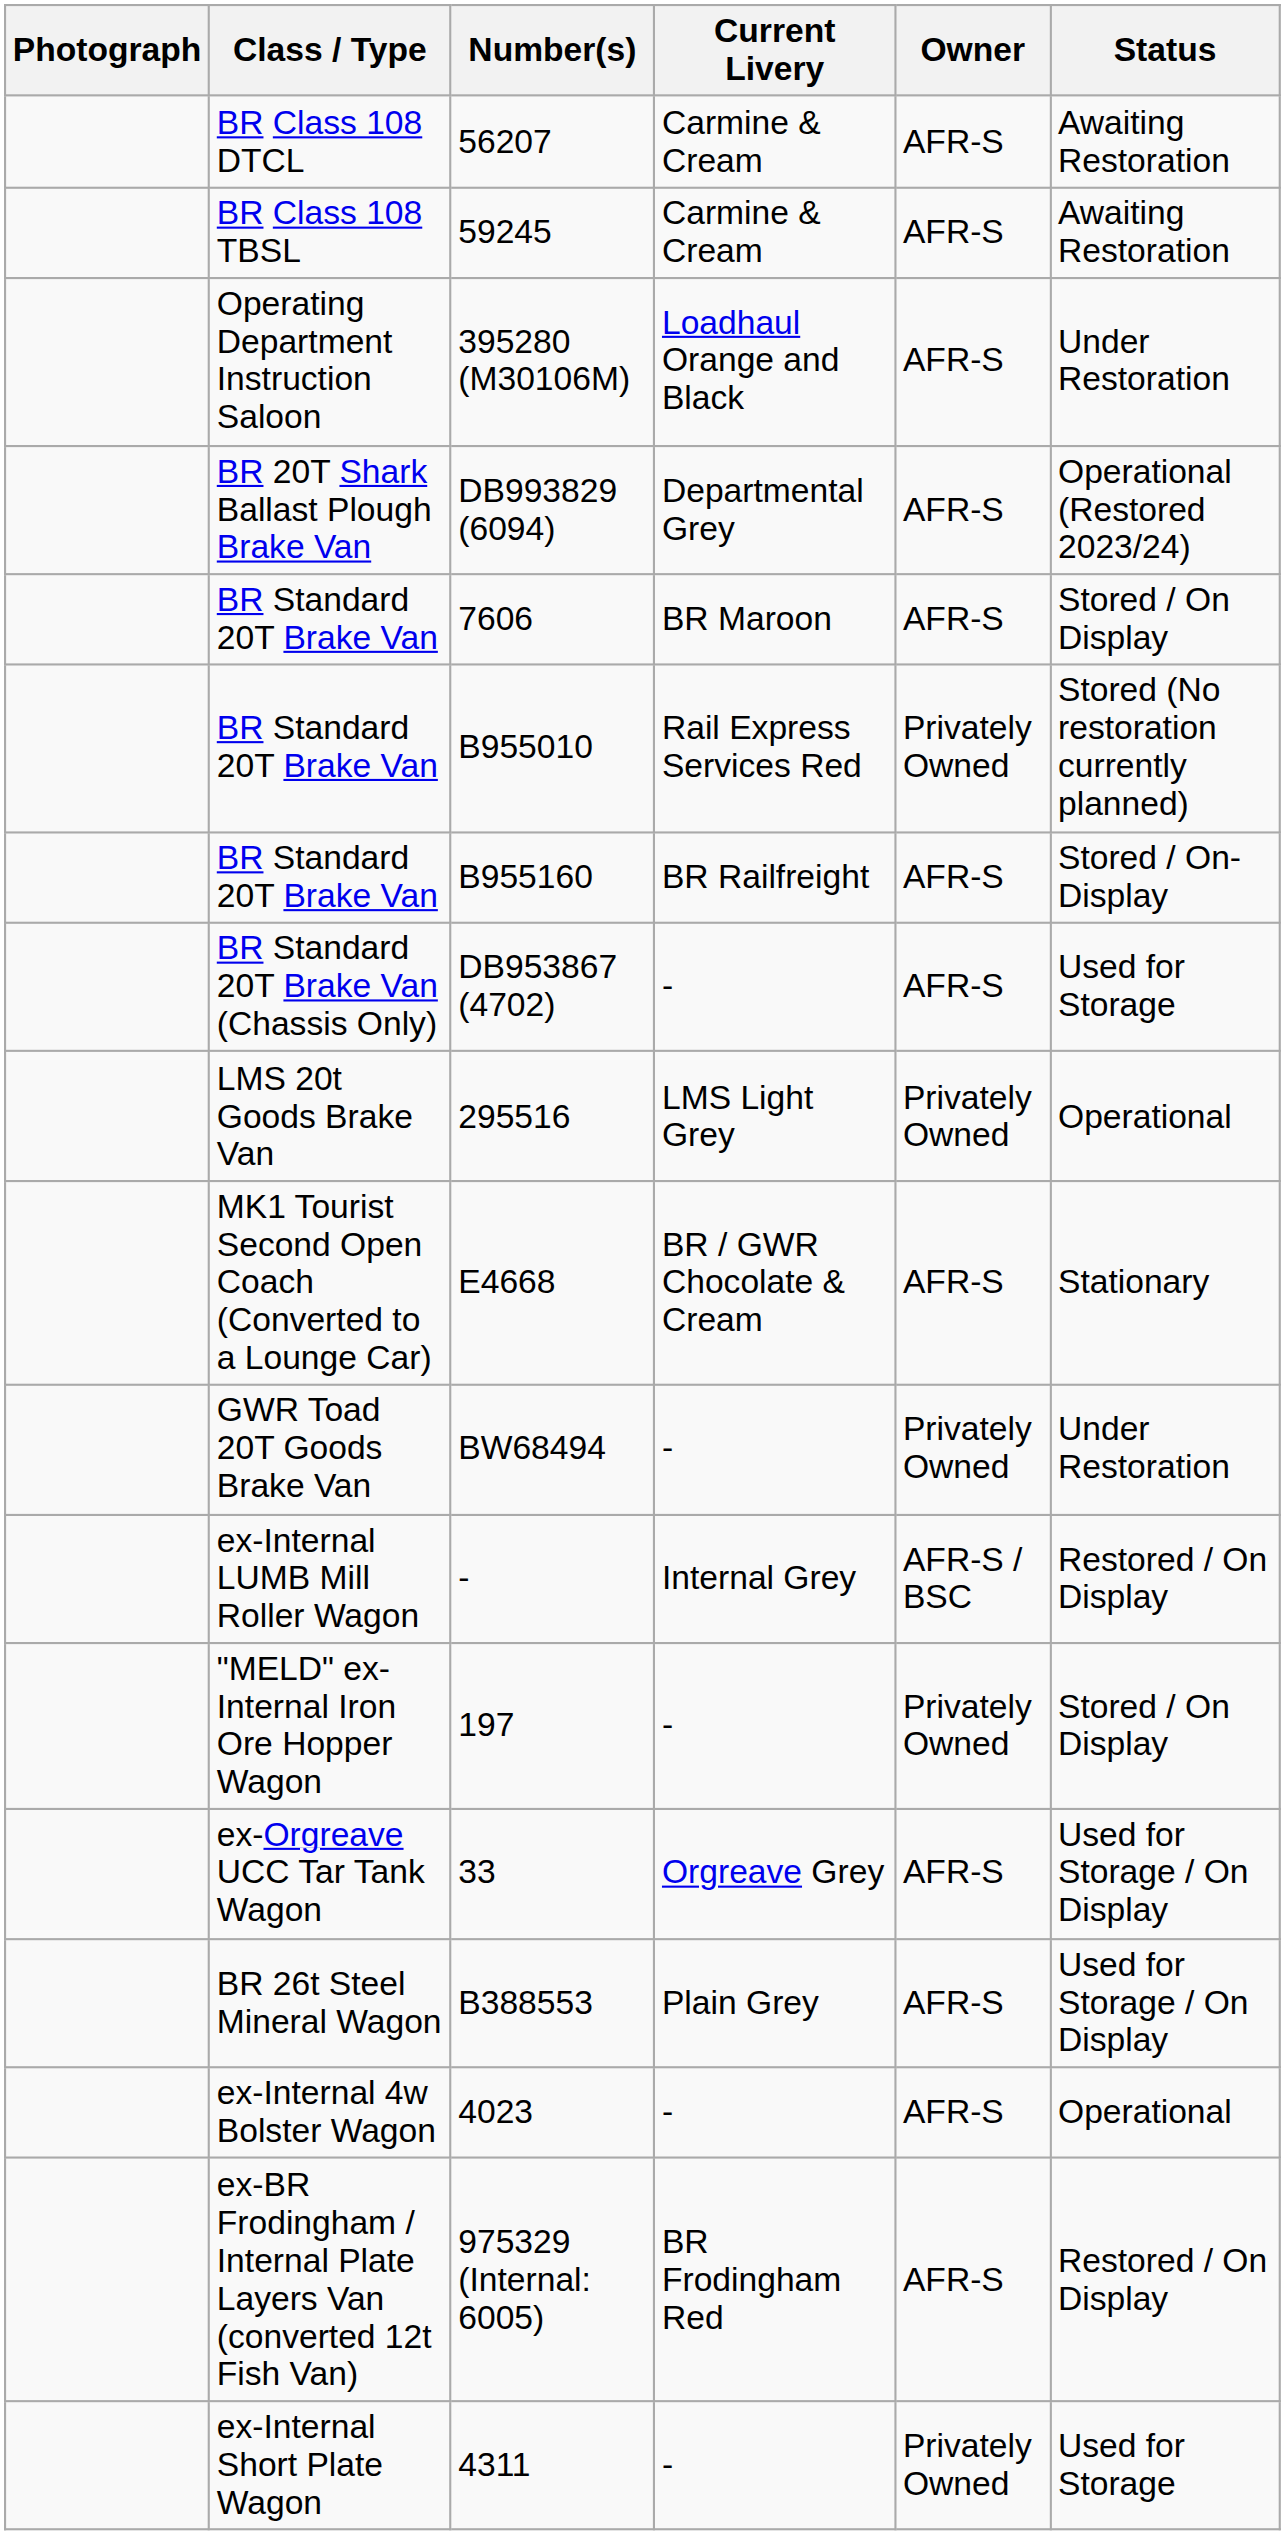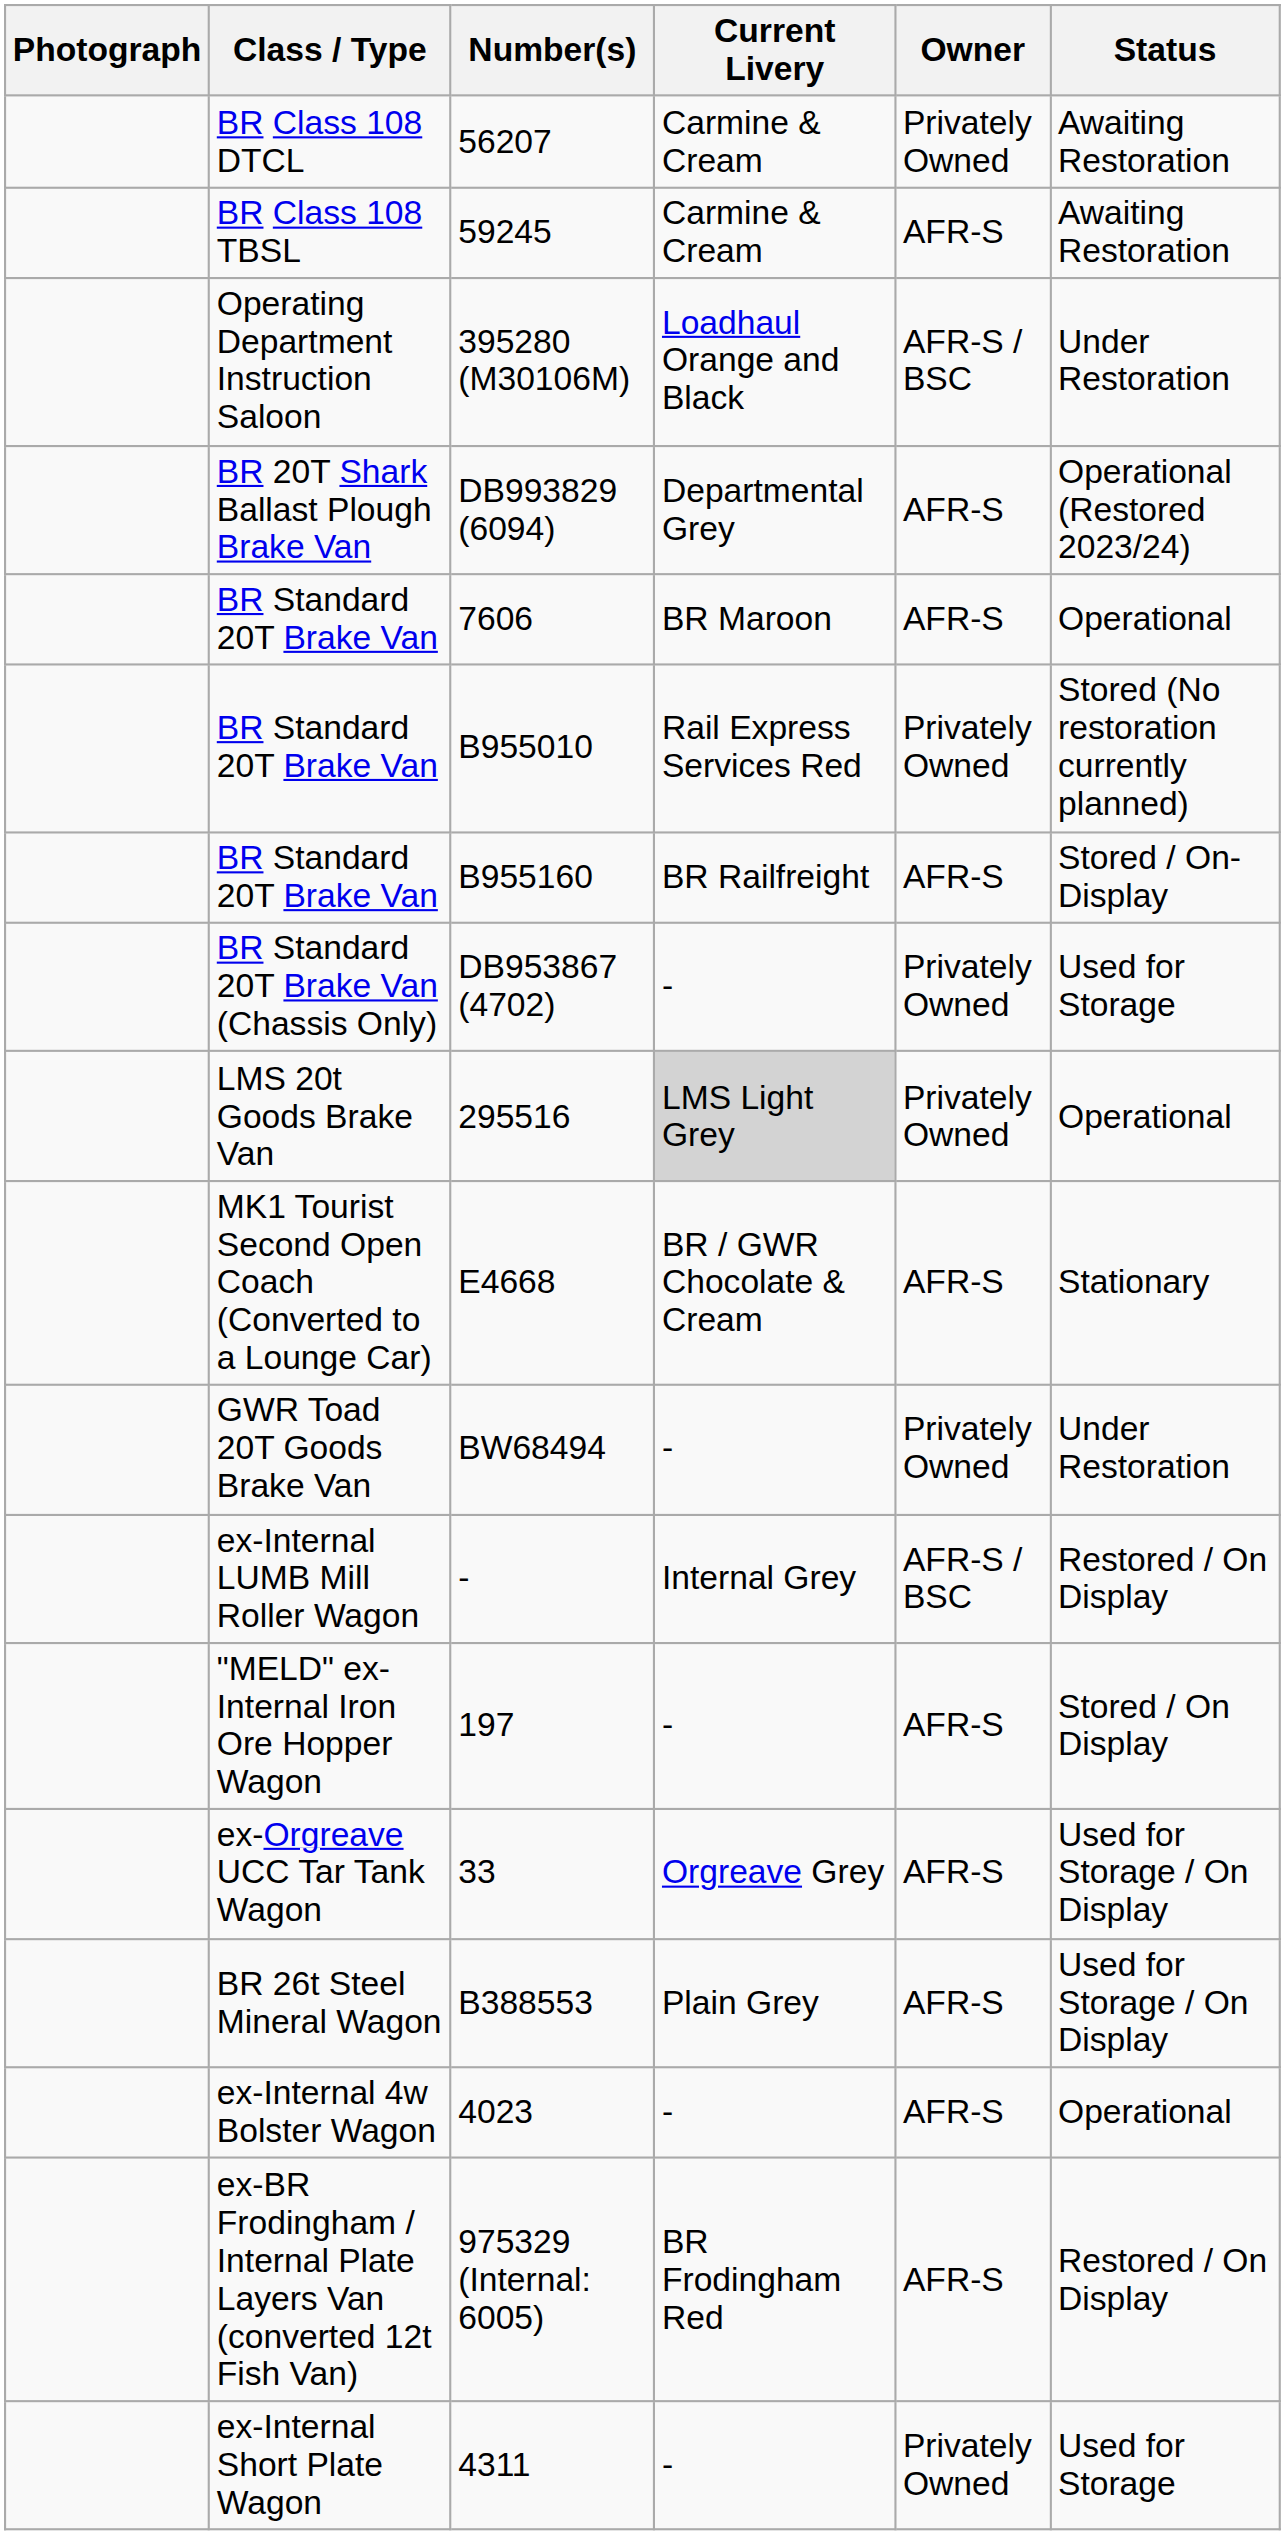(953, 141) AFR-S -> (967, 141) Privately Owned
(953, 361) AFR-S -> (963, 361) AFR-S / BSC
(1144, 618) Stored / On Display -> (1145, 618) Operational
(953, 986) AFR-S -> (967, 986) Privately Owned
(738, 1115) no background -> (738, 1115) lightgrey background
(967, 1725) Privately Owned -> (953, 1725) AFR-S
